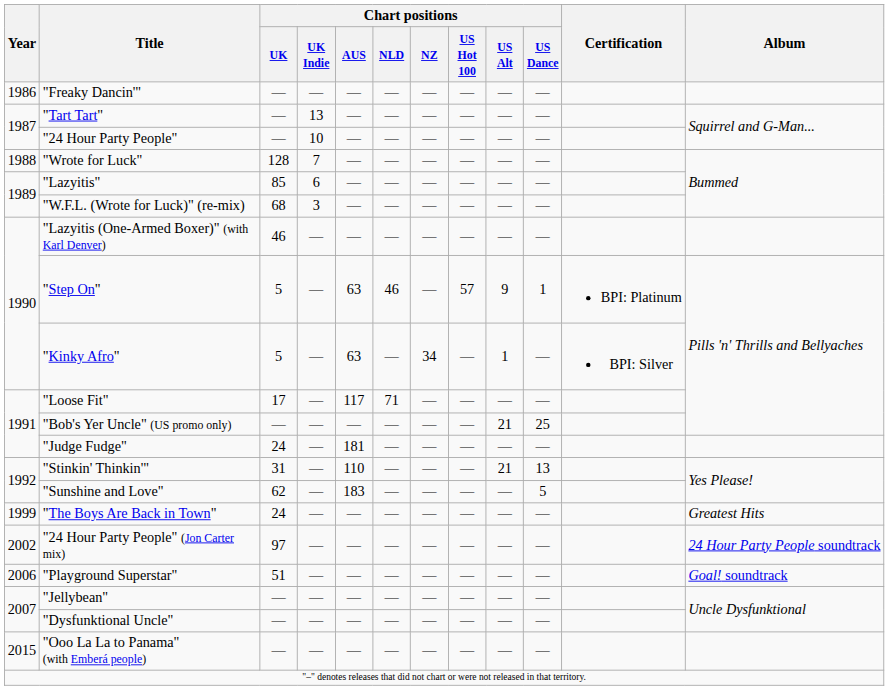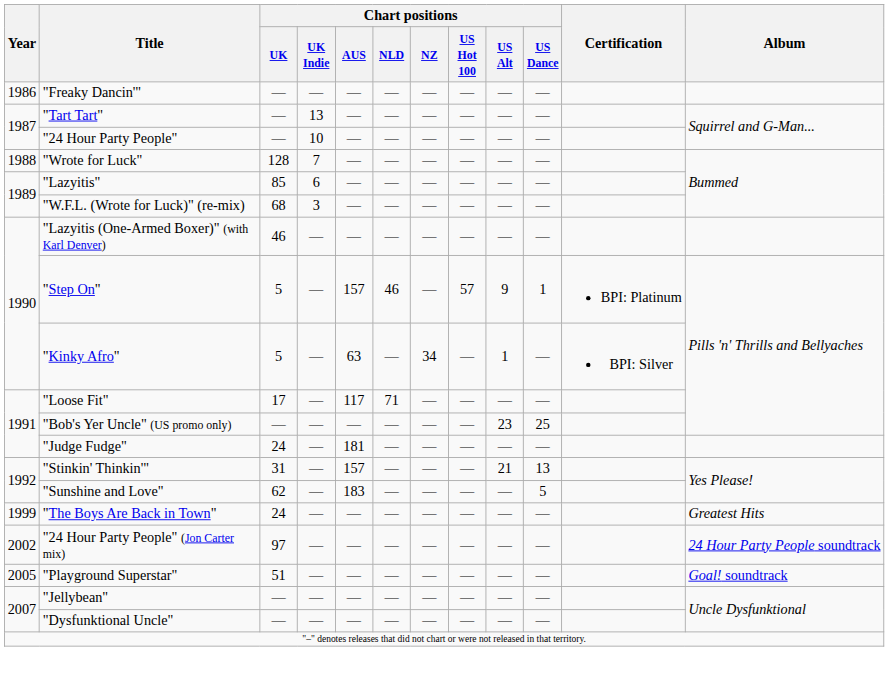(354, 289) 63 -> (354, 289) 157
(505, 423) 21 -> (505, 423) 23
(354, 469) 110 -> (354, 469) 157
(22, 575) 2006 -> (22, 575) 2005
- row: (111, 651)
